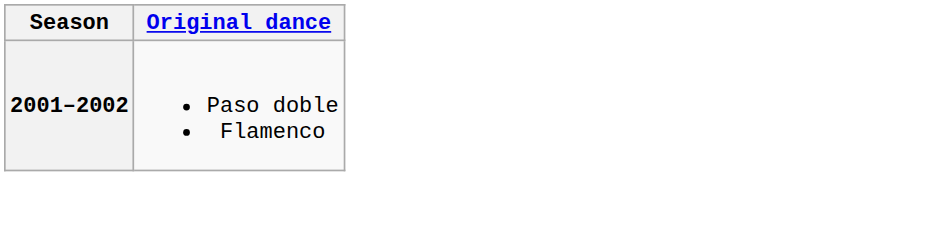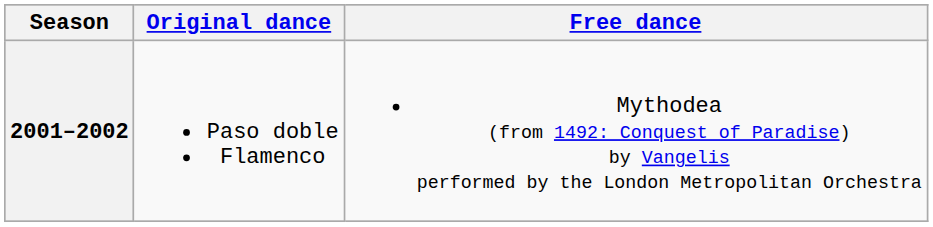+ column: (635, 23)
